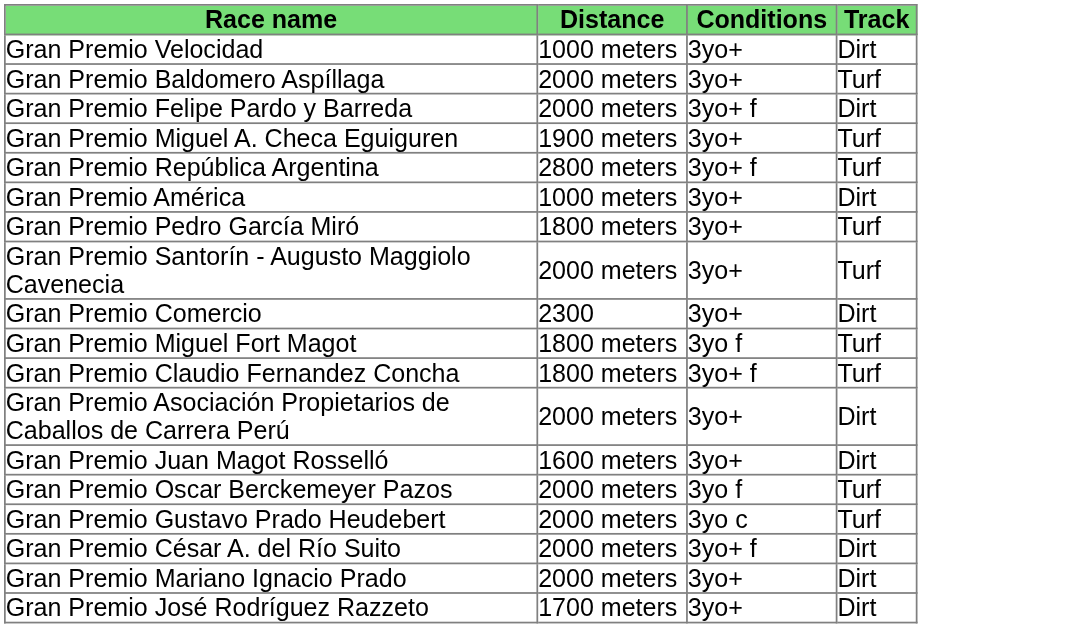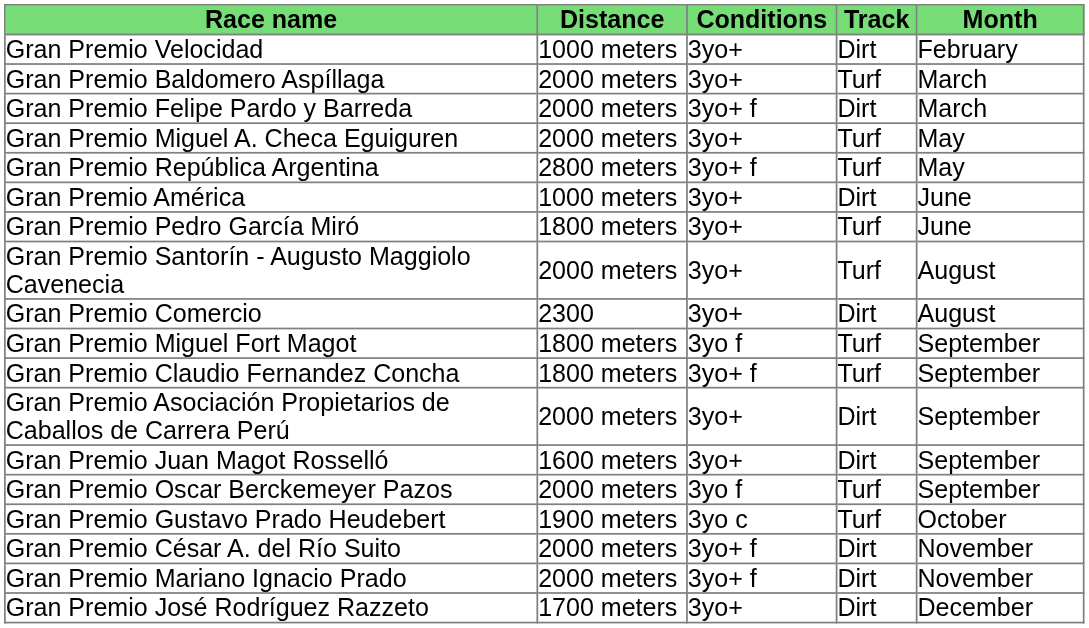+ column: (1000, 20)
(608, 138) 1900 meters -> (608, 138) 2000 meters
(608, 519) 2000 meters -> (608, 519) 1900 meters
(715, 578) 3yo+ -> (722, 578) 3yo+ f
